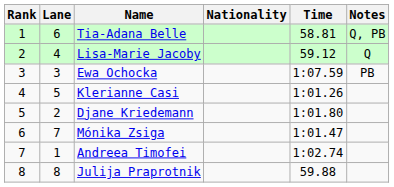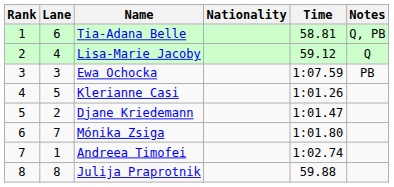(318, 113) 1:01.80 -> (318, 113) 1:01.47
(318, 133) 1:01.47 -> (318, 133) 1:01.80
